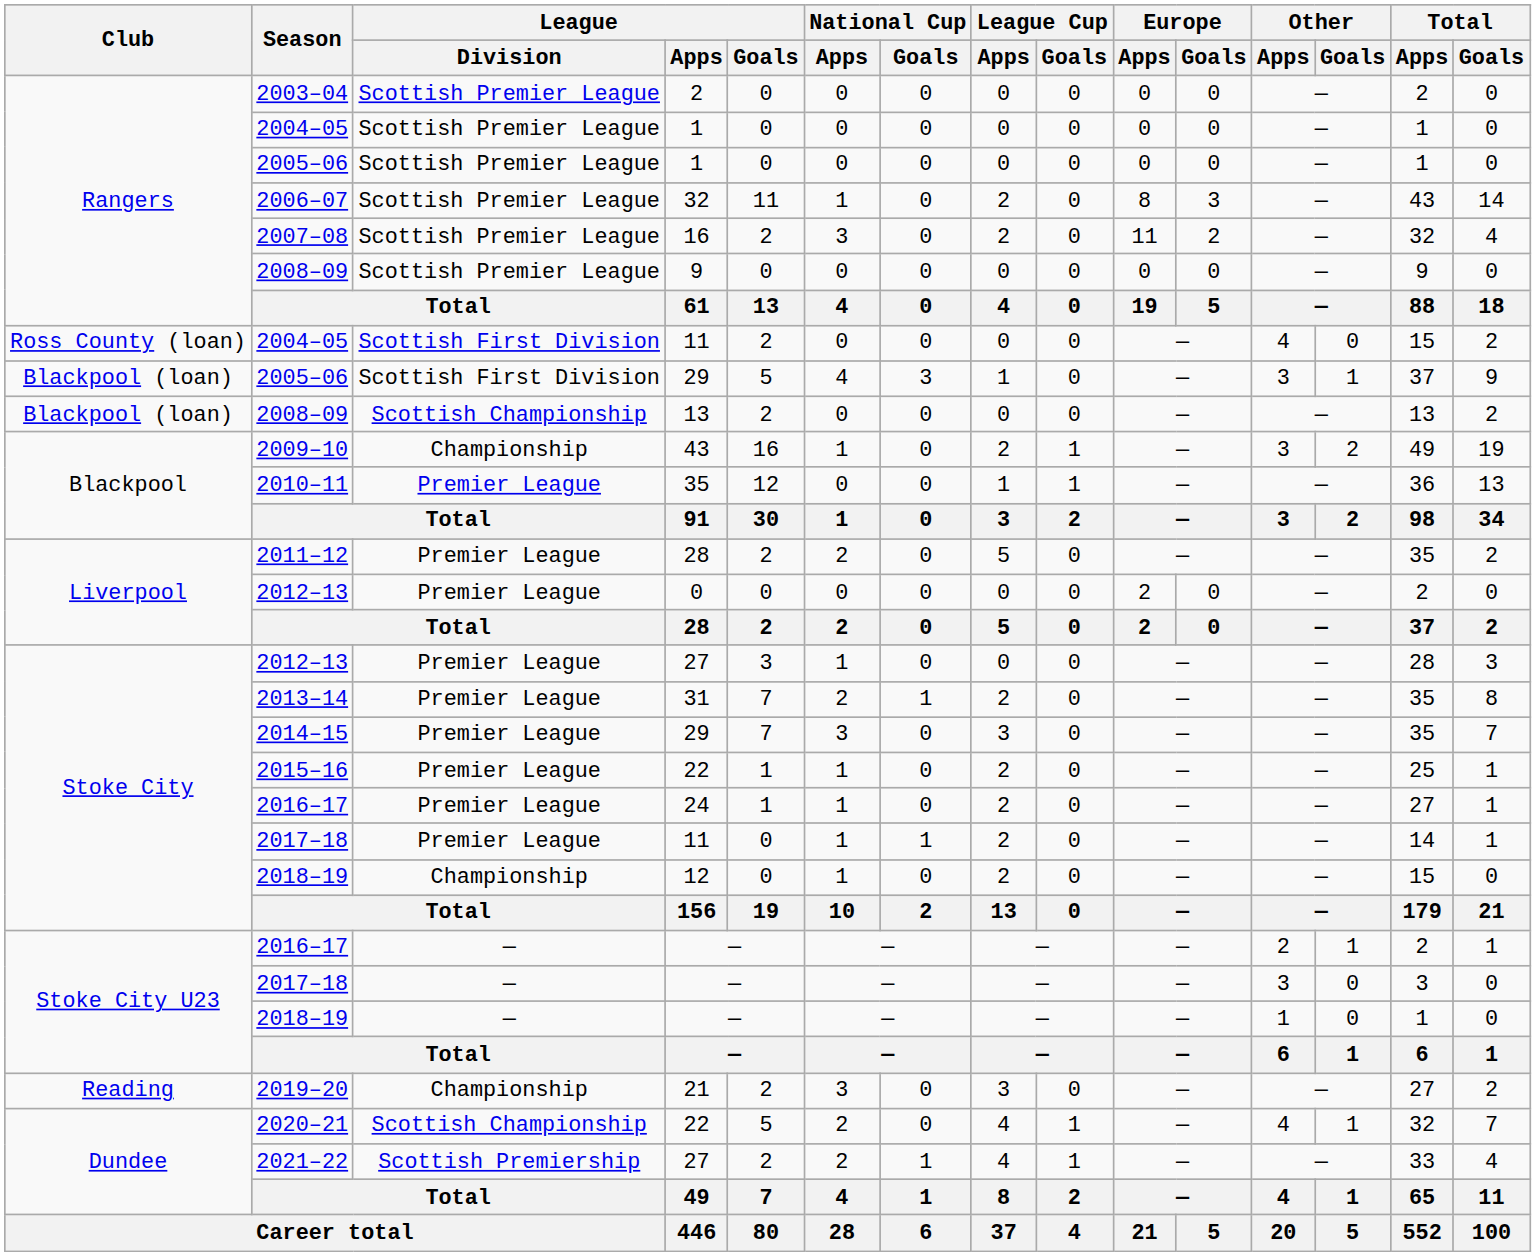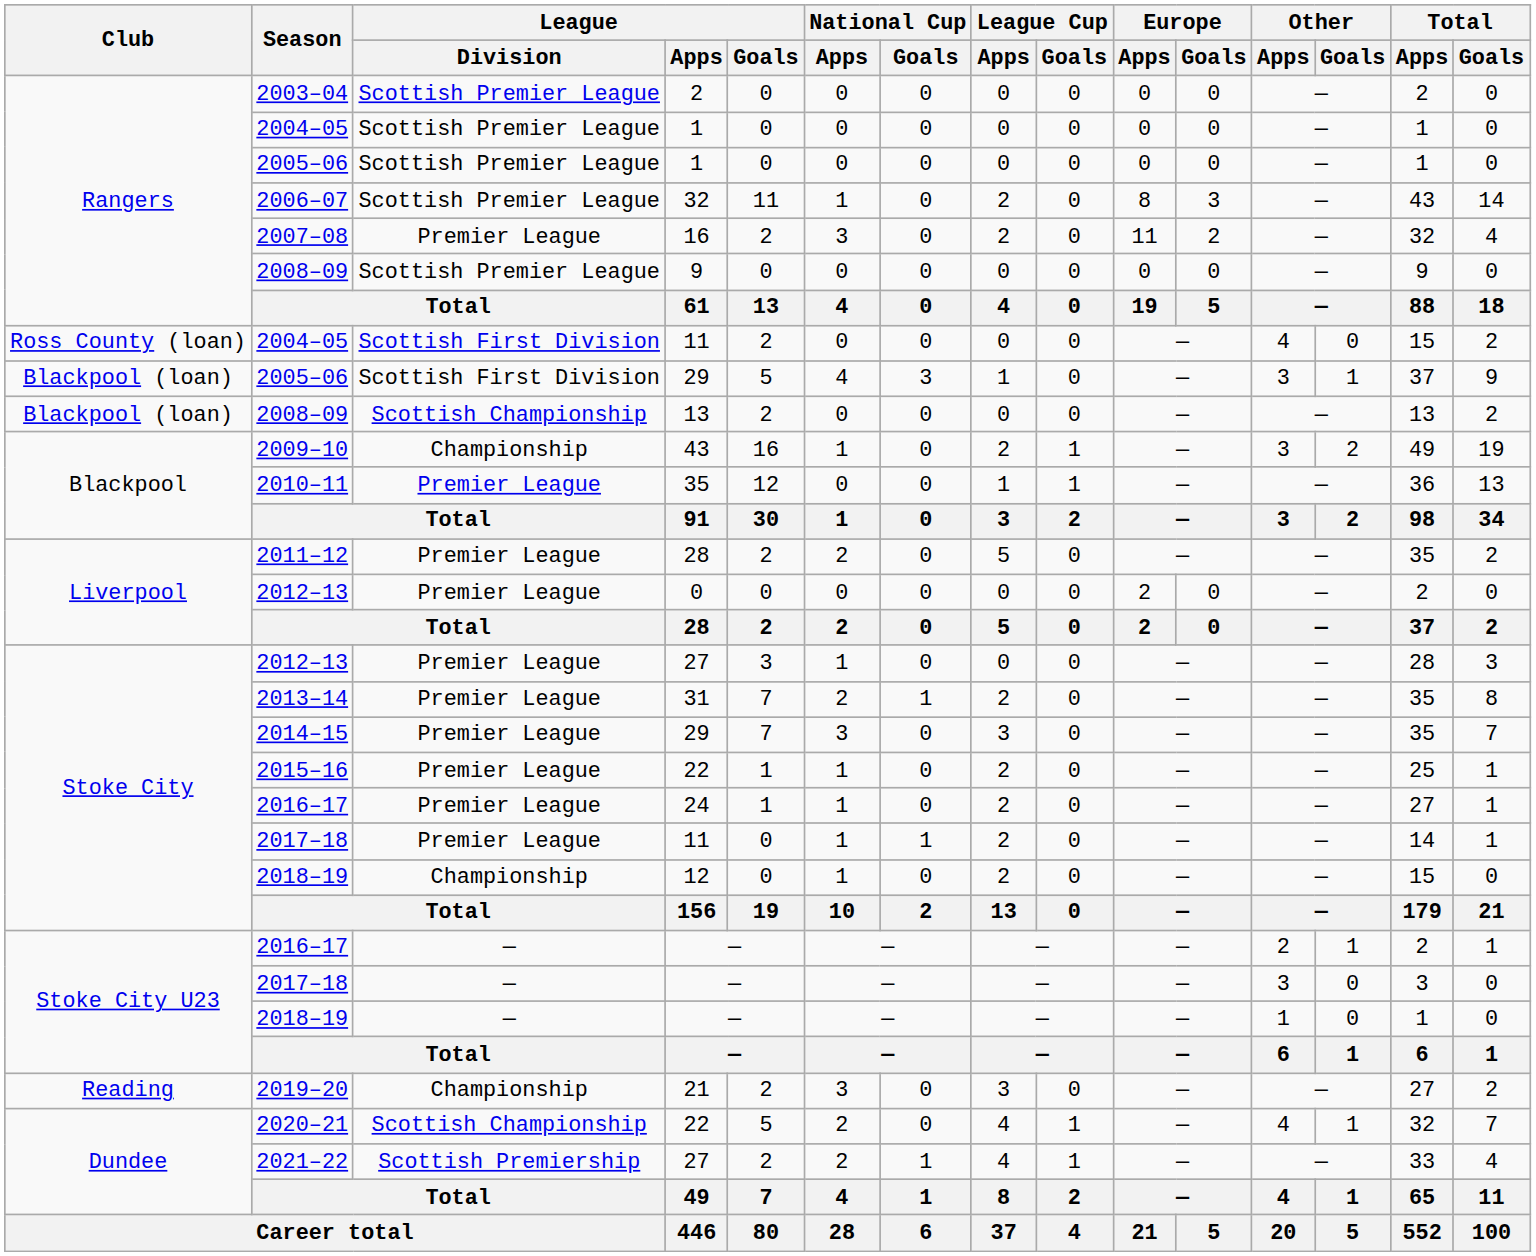(509, 236) Scottish Premier League -> (509, 236) Premier League
